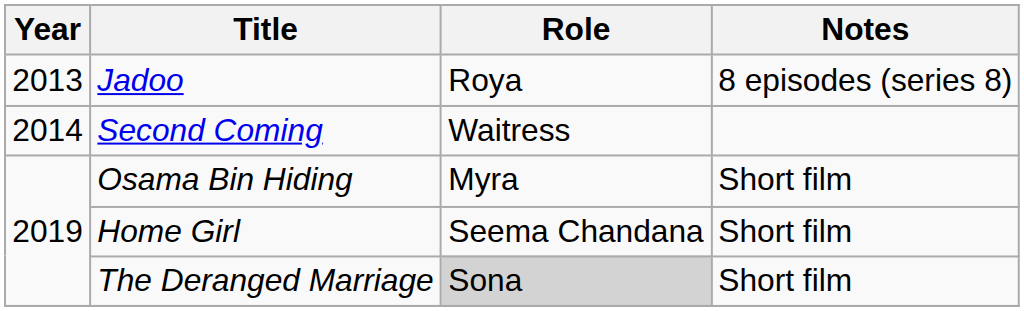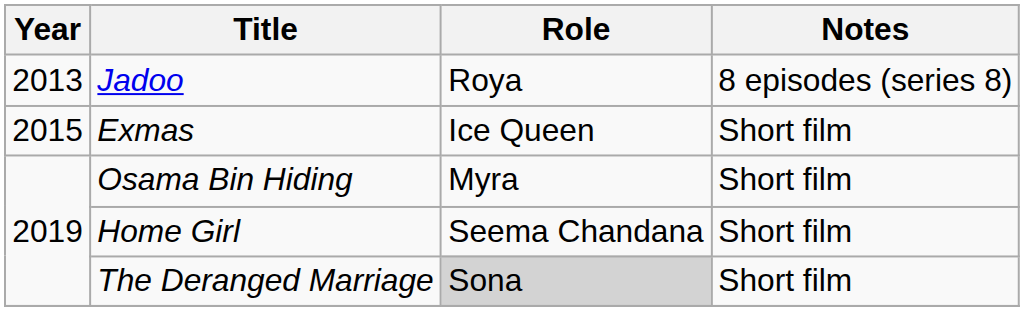- row: (210, 130)
+ row: (146, 130)
